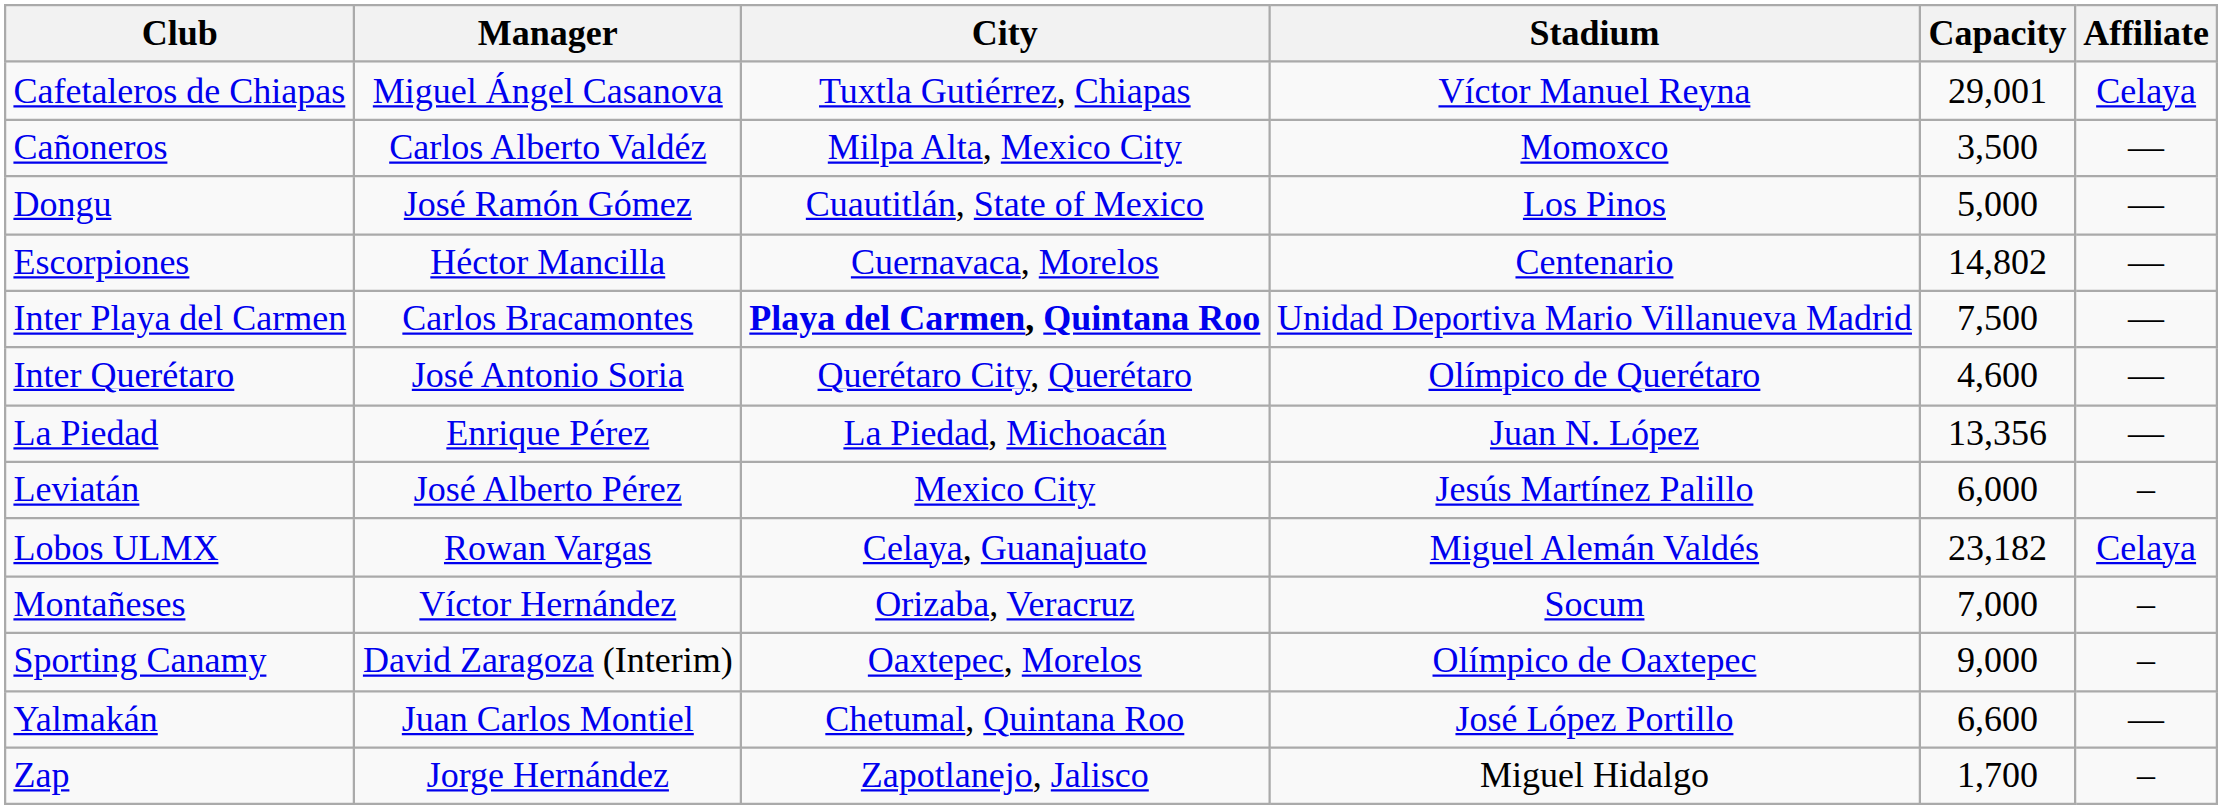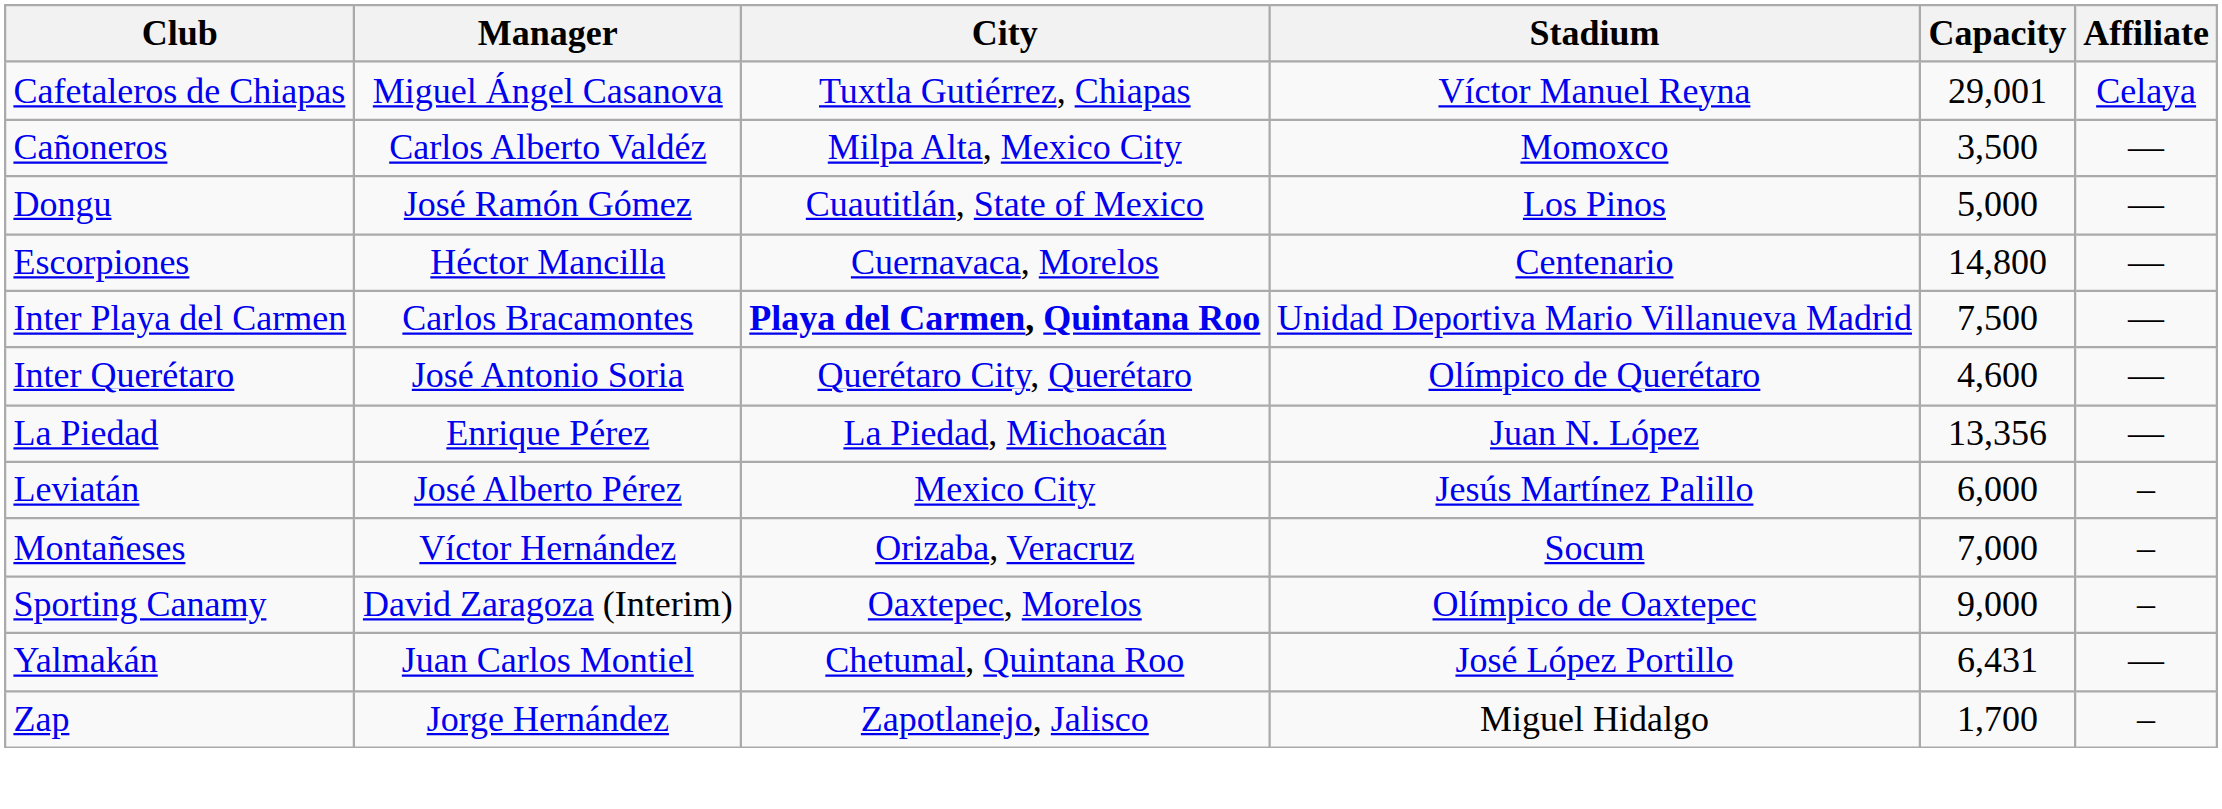(1998, 261) 14,802 -> (1998, 261) 14,800
- row: (116, 546)
(1998, 718) 6,600 -> (1998, 661) 6,431
